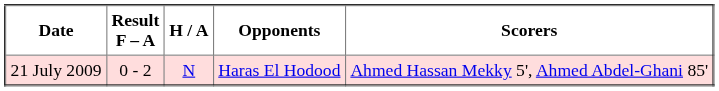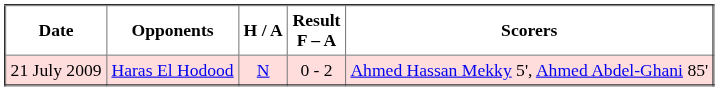columns swapped: (279, 30) <-> (135, 30)
